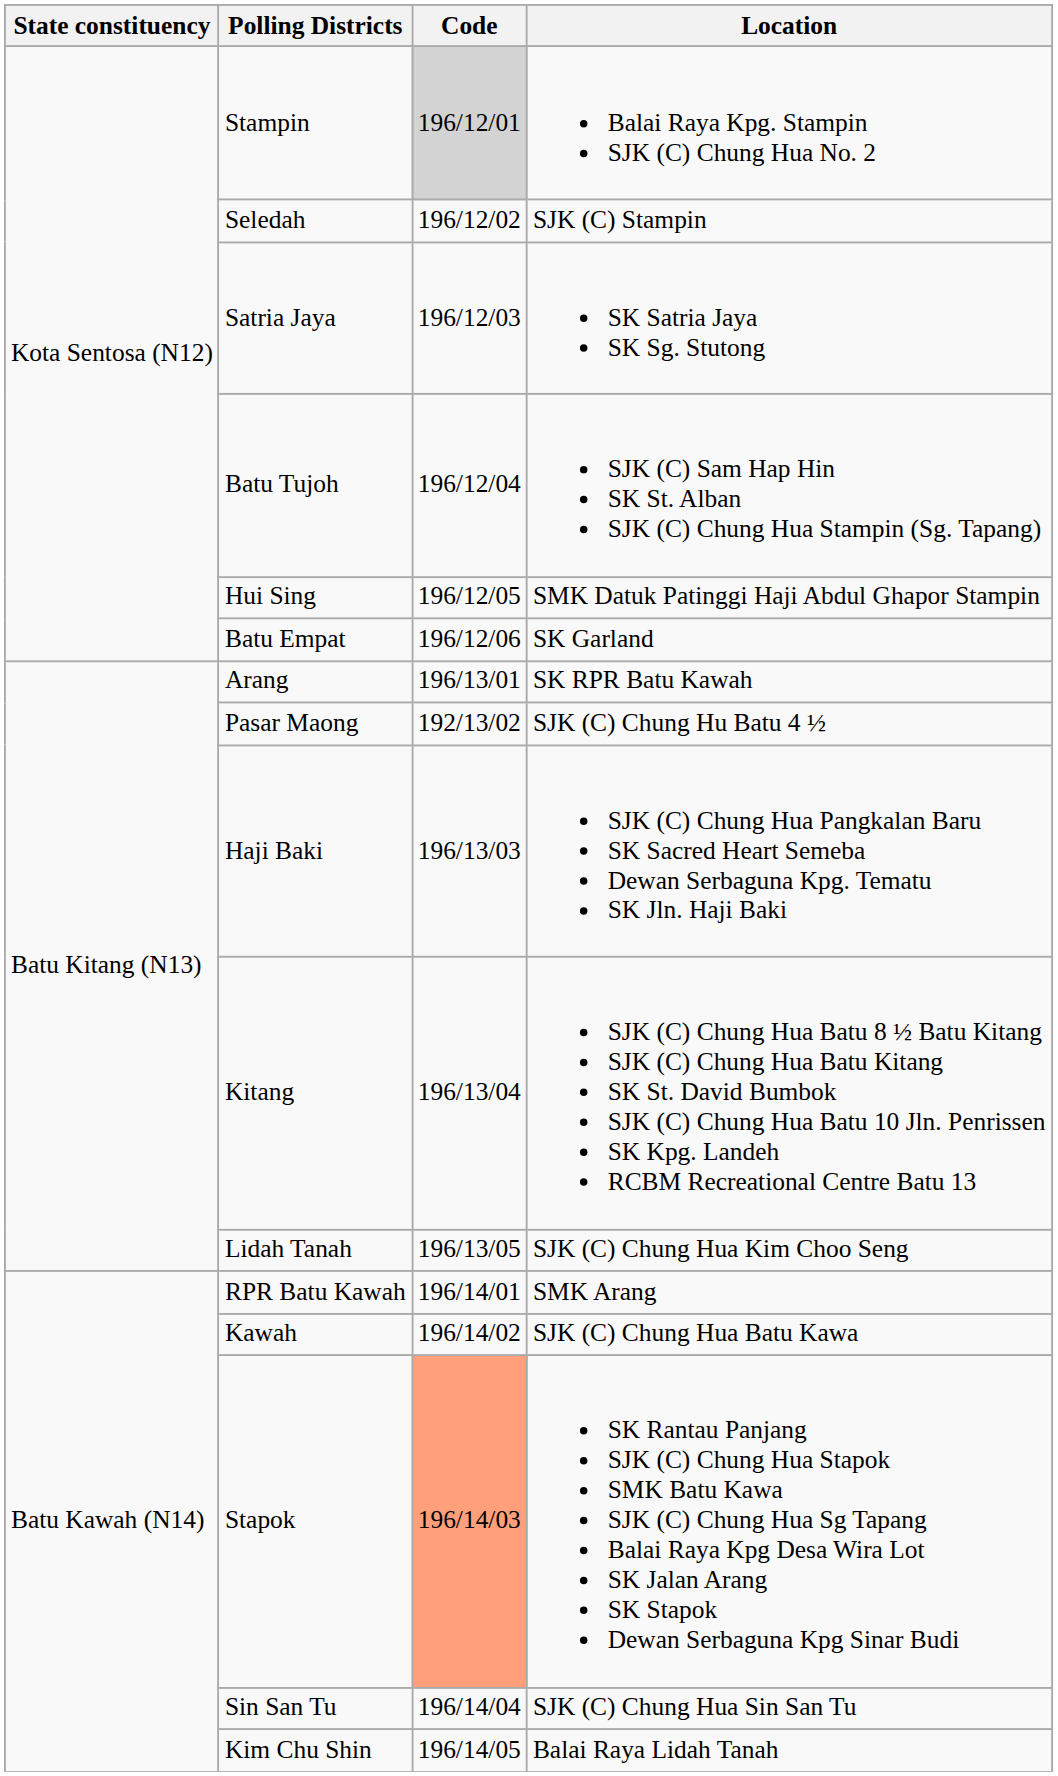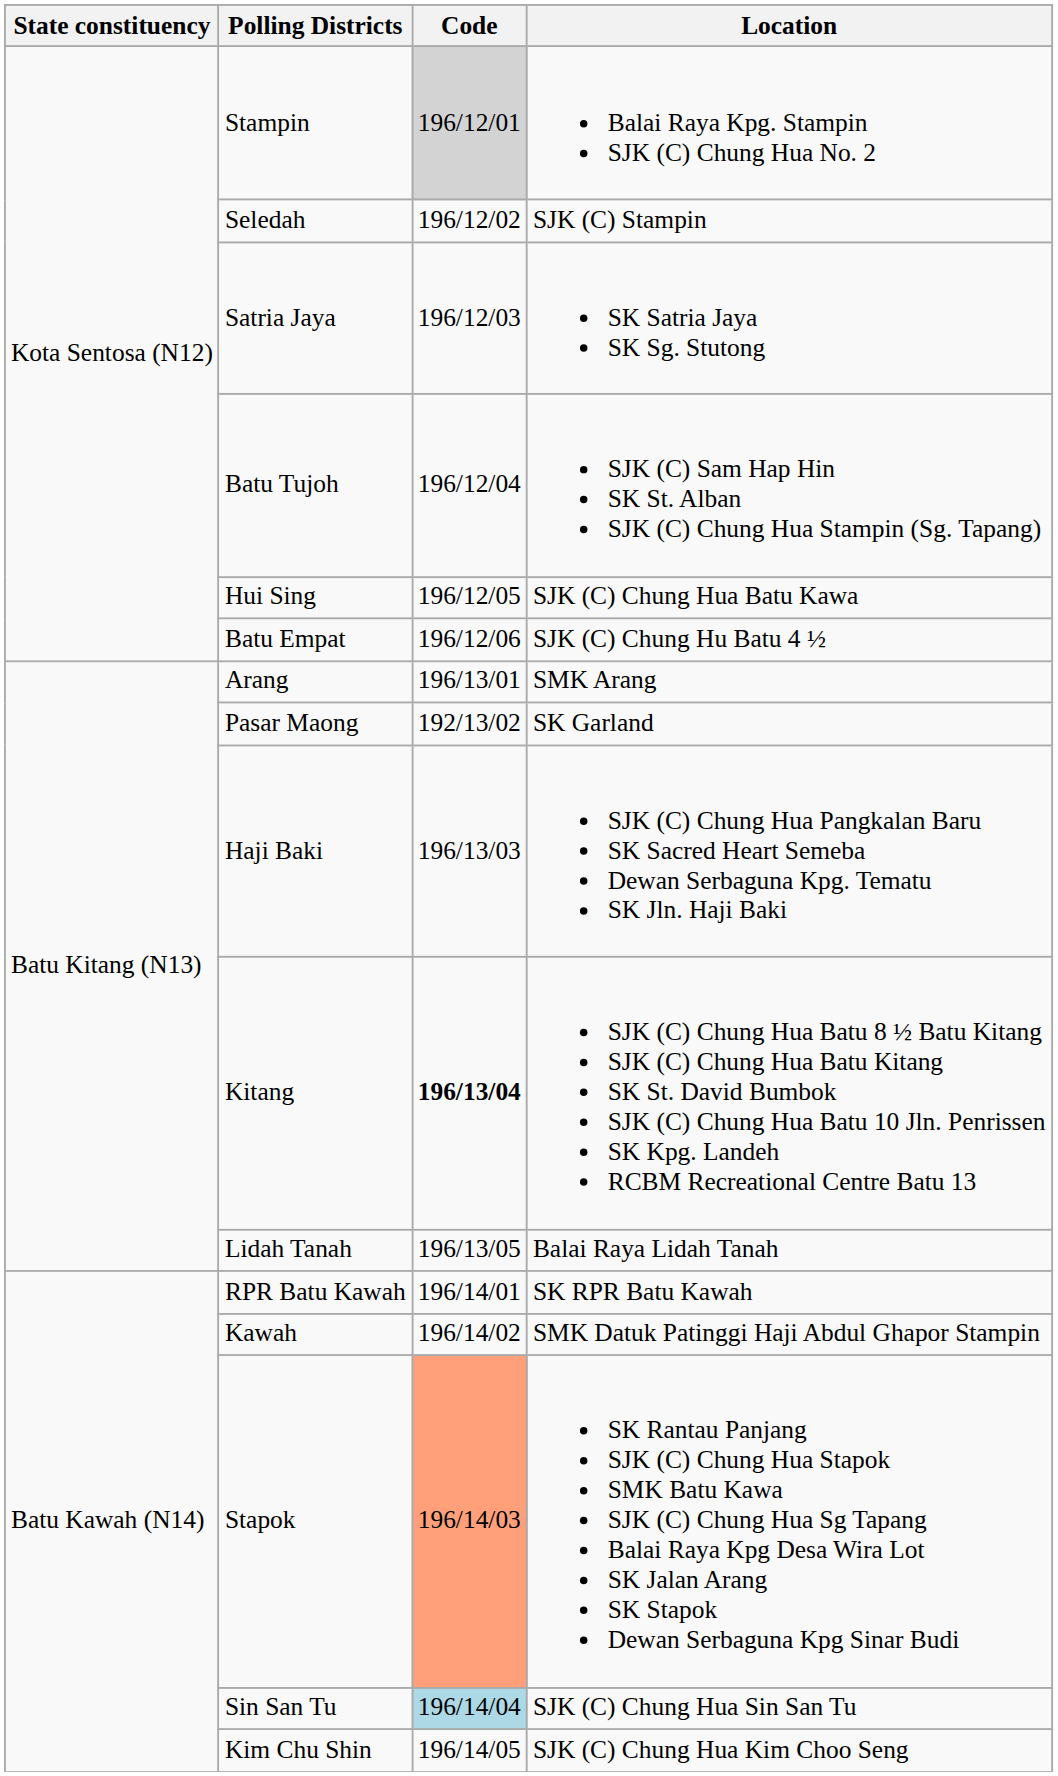(786, 596) SMK Datuk Patinggi Haji Abdul Ghapor Stampin -> (696, 596) SJK (C) Chung Hua Batu Kawa
(593, 638) SK Garland -> (679, 638) SJK (C) Chung Hu Batu 4 ½
(643, 680) SK RPR Batu Kawah -> (595, 680) SMK Arang
(679, 722) SJK (C) Chung Hu Batu 4 ½ -> (593, 722) SK Garland
(469, 1092) normal -> (469, 1092) bold
(721, 1249) SJK (C) Chung Hua Kim Choo Seng -> (656, 1249) Balai Raya Lidah Tanah
(595, 1291) SMK Arang -> (643, 1291) SK RPR Batu Kawah
(696, 1333) SJK (C) Chung Hua Batu Kawa -> (786, 1333) SMK Datuk Patinggi Haji Abdul Ghapor Stampin
(469, 1707) no background -> (469, 1707) lightblue background
(656, 1749) Balai Raya Lidah Tanah -> (721, 1749) SJK (C) Chung Hua Kim Choo Seng
